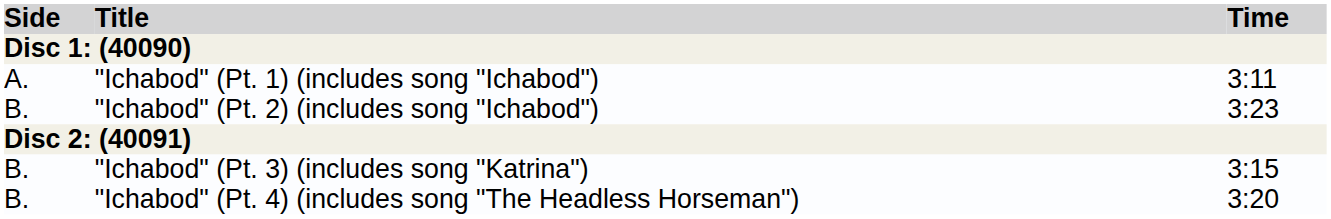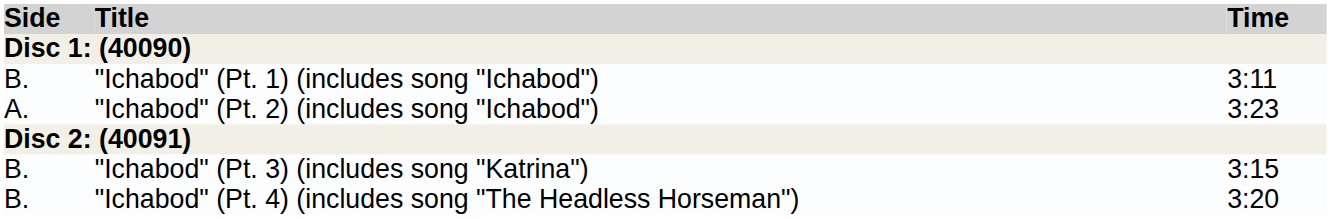(17, 78) A. -> (17, 78) B.
(17, 108) B. -> (17, 108) A.
